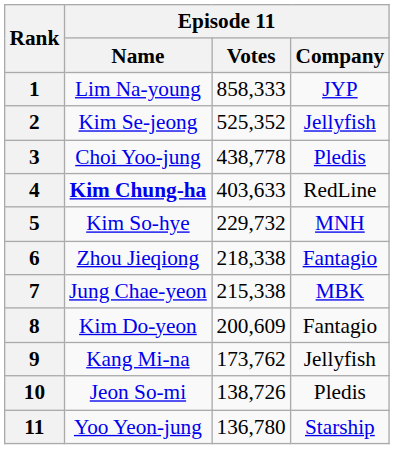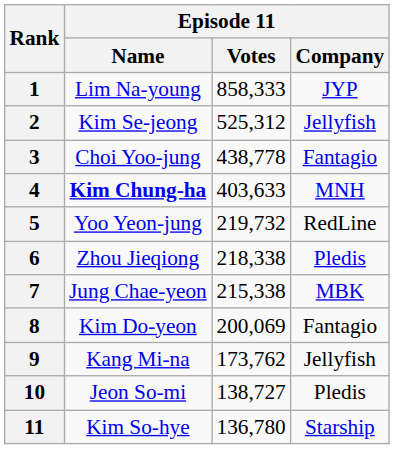(251, 122) 525,352 -> (251, 122) 525,312
(340, 156) Pledis -> (340, 156) Fantagio
(340, 190) RedLine -> (340, 190) MNH
(138, 223) Kim So-hye -> (138, 223) Yoo Yeon-jung
(251, 223) 229,732 -> (251, 223) 219,732
(340, 223) MNH -> (340, 223) RedLine
(340, 257) Fantagio -> (340, 257) Pledis
(251, 325) 200,609 -> (251, 325) 200,069
(251, 392) 138,726 -> (251, 392) 138,727
(138, 426) Yoo Yeon-jung -> (138, 426) Kim So-hye
